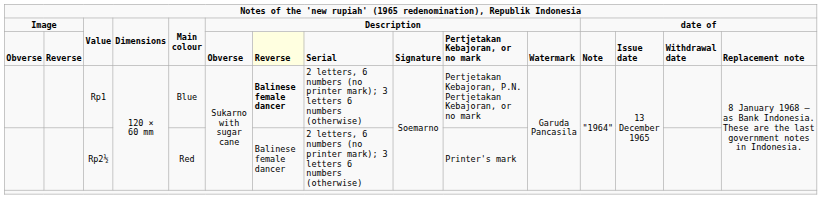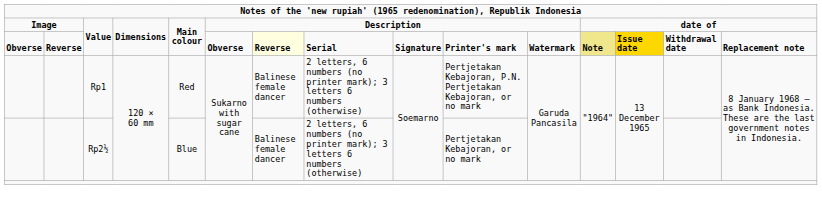(478, 49) Pertjetakan Kebajoran, or no mark -> (481, 49) Printer's mark
(593, 58) no background -> (593, 49) khaki background
(630, 53) no background -> (630, 44) gold background
(187, 96) Blue -> (187, 87) Red
(275, 96) bold -> (275, 87) normal
(187, 159) Red -> (187, 149) Blue
(481, 159) Printer's mark -> (478, 149) Pertjetakan Kebajoran, or no mark
